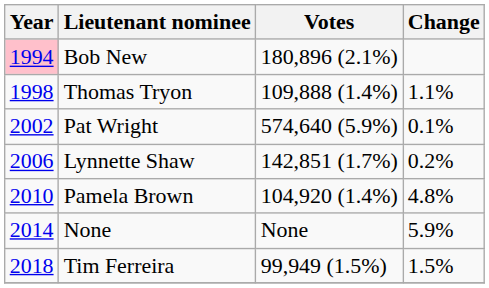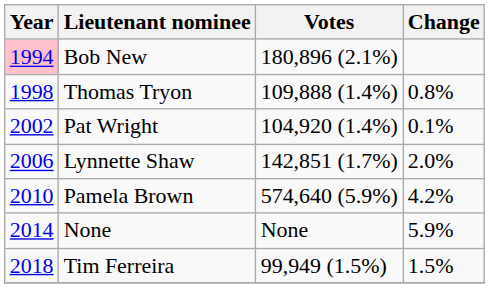(431, 91) 1.1% -> (431, 91) 0.8%
(329, 126) 574,640 (5.9%) -> (329, 126) 104,920 (1.4%)
(431, 160) 0.2% -> (431, 160) 2.0%
(329, 195) 104,920 (1.4%) -> (329, 195) 574,640 (5.9%)
(431, 195) 4.8% -> (431, 195) 4.2%
